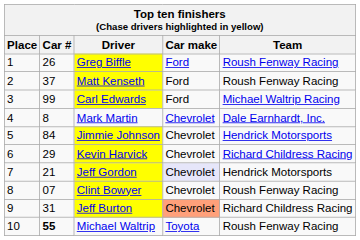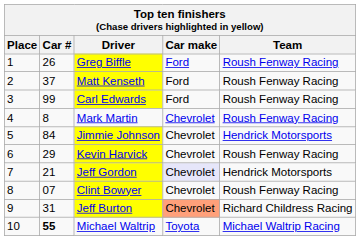(281, 99) Michael Waltrip Racing -> (281, 99) Roush Fenway Racing
(274, 118) Dale Earnhardt, Inc. -> (281, 118) Roush Fenway Racing
(288, 154) Richard Childress Racing -> (281, 154) Roush Fenway Racing
(281, 227) Roush Fenway Racing -> (281, 227) Michael Waltrip Racing
